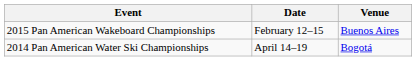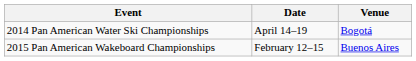rows swapped: (108, 47) <-> (111, 30)
